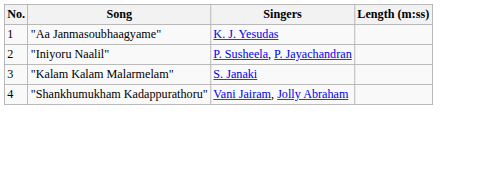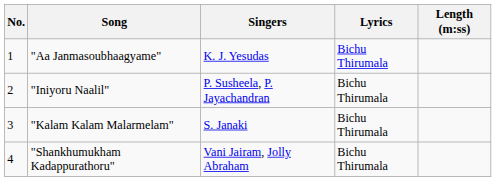+ column: (376, 21)
